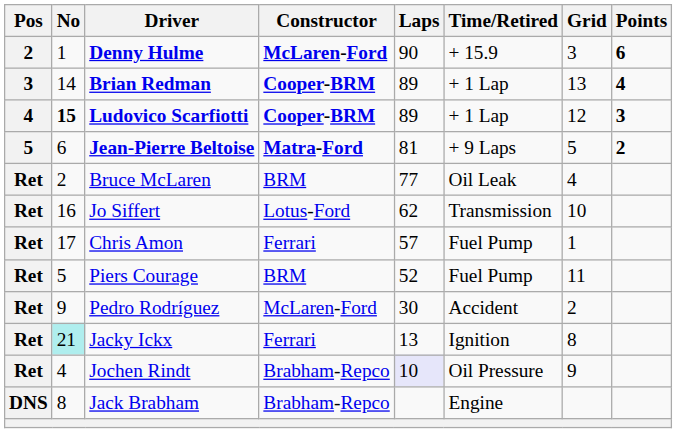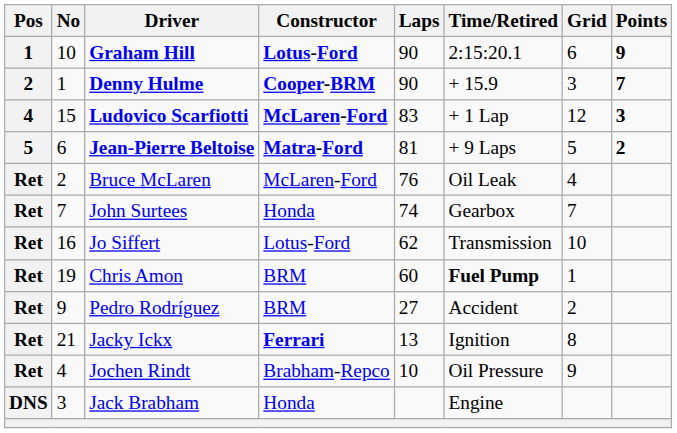+ row: (142, 52)
(325, 52) McLaren-Ford -> (319, 84) Cooper-BRM
(621, 52) 6 -> (621, 84) 7
- row: (150, 84)
(66, 116) bold -> (66, 116) normal
(319, 116) Cooper-BRM -> (325, 116) McLaren-Ford
(408, 116) 89 -> (408, 116) 83
(285, 179) BRM -> (320, 179) McLaren-Ford
(408, 179) 77 -> (408, 179) 76
+ row: (138, 211)
(66, 243) 17 -> (66, 275) 19
(290, 243) Ferrari -> (285, 275) BRM
(408, 243) 57 -> (408, 275) 60
(491, 243) normal -> (494, 275) bold
- row: (144, 275)
(320, 307) McLaren-Ford -> (285, 307) BRM
(408, 307) 30 -> (408, 307) 27
(66, 338) paleturquoise background -> (66, 338) no background
(290, 338) normal -> (294, 338) bold
(408, 370) lavender background -> (408, 370) no background
(62, 402) 8 -> (62, 402) 3
(327, 402) Brabham-Repco -> (289, 402) Honda
